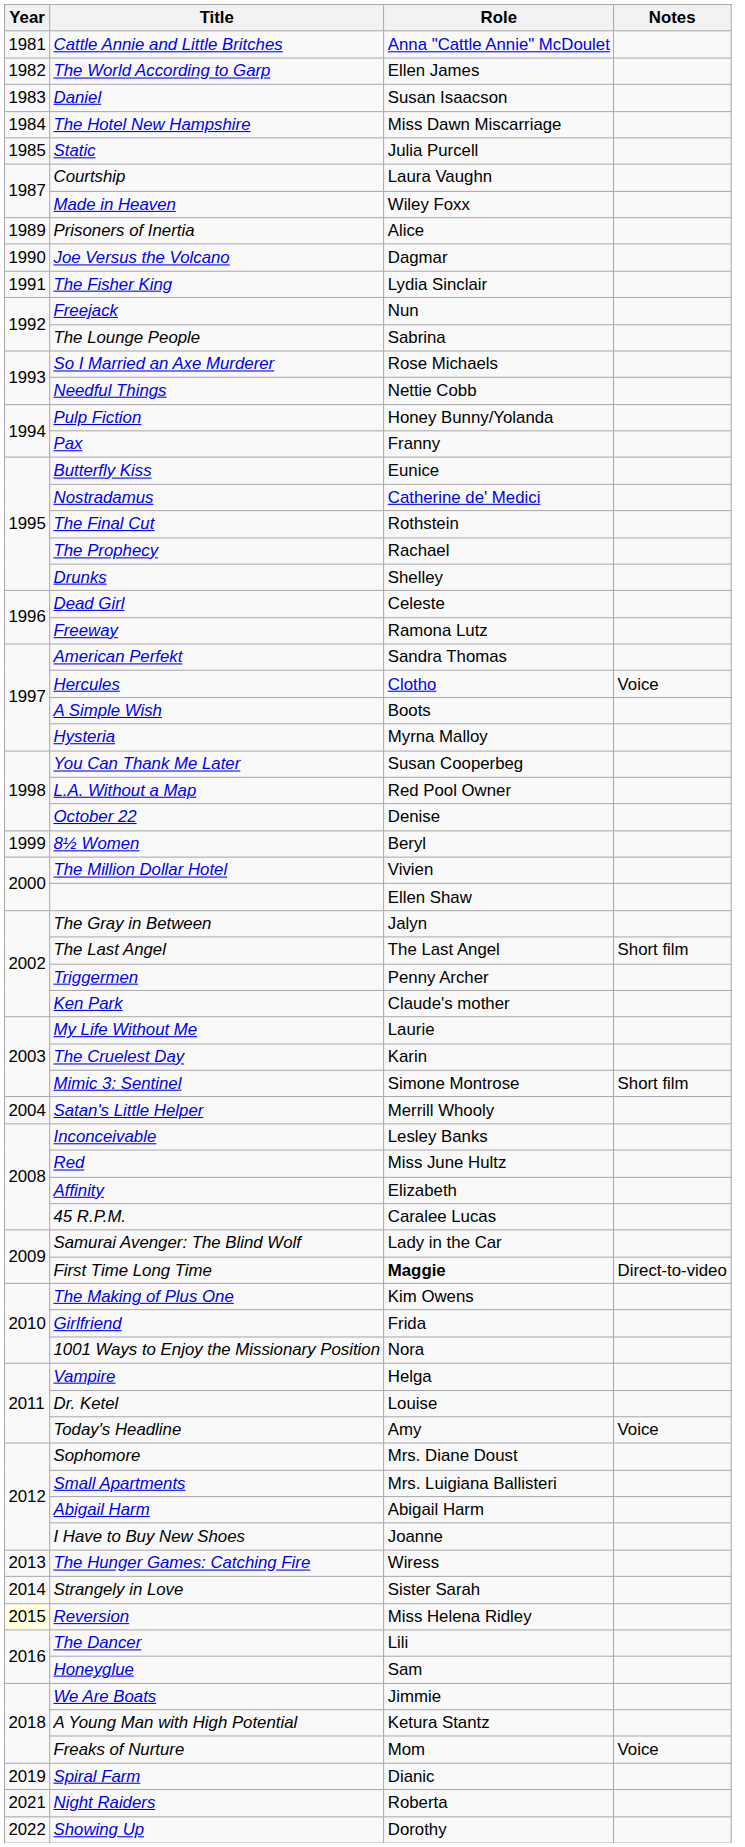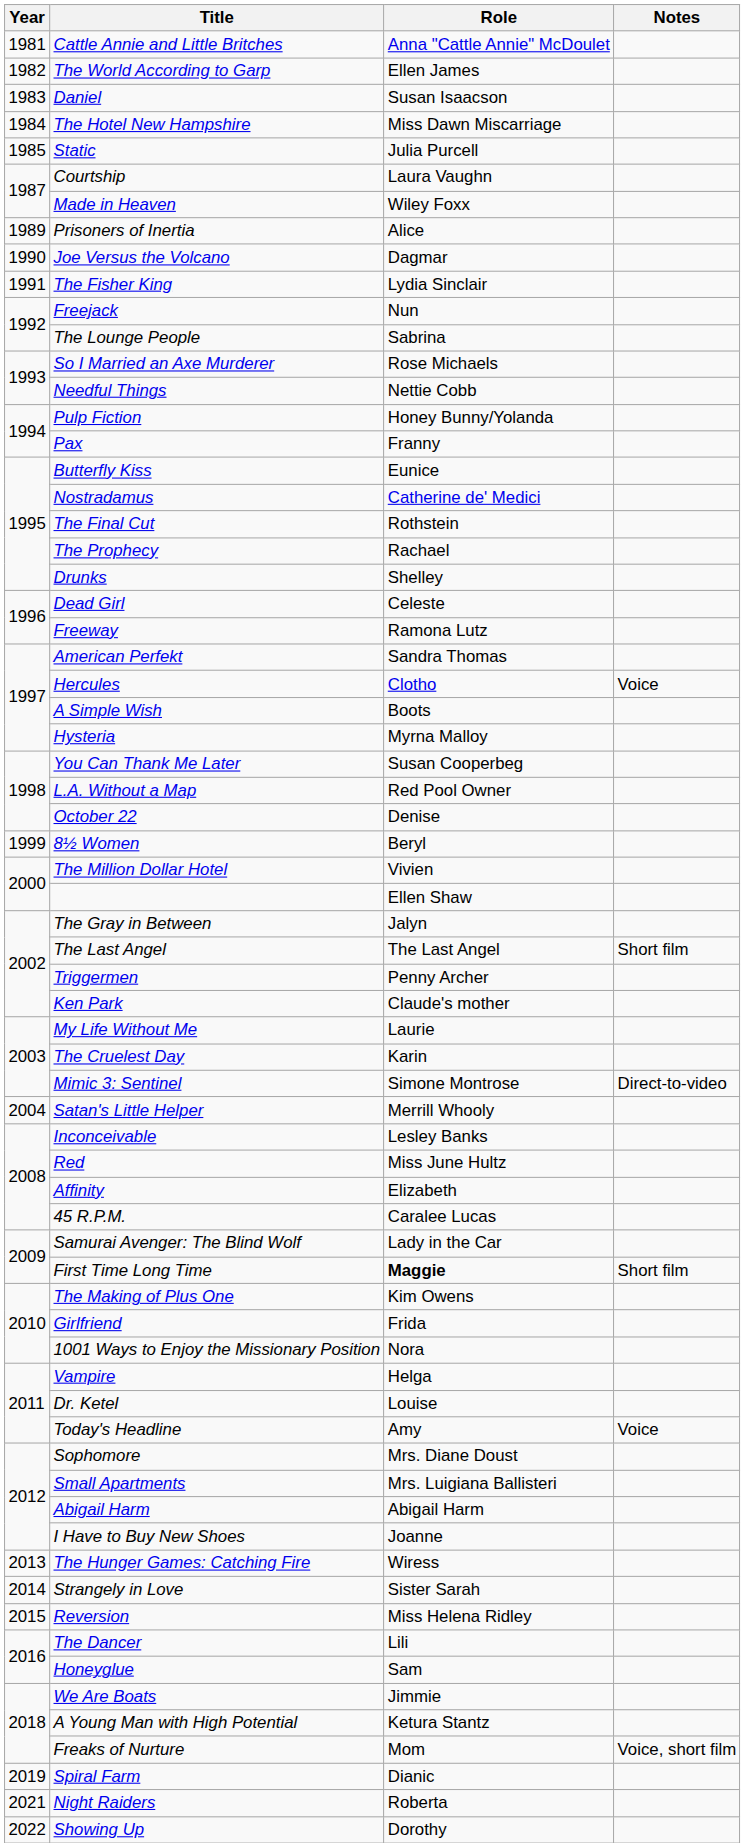(653, 1083) Short film -> (672, 1083) Direct-to-video
(672, 1270) Direct-to-video -> (653, 1270) Short film
(27, 1616) lightyellow background -> (27, 1616) no background
(638, 1749) Voice -> (677, 1749) Voice, short film
